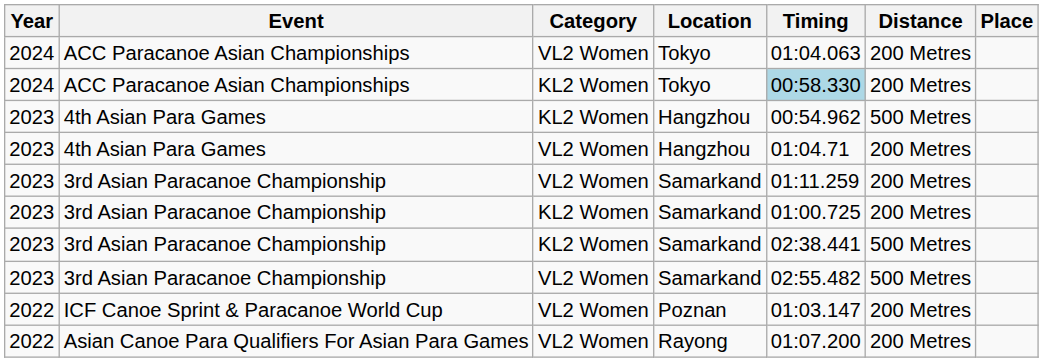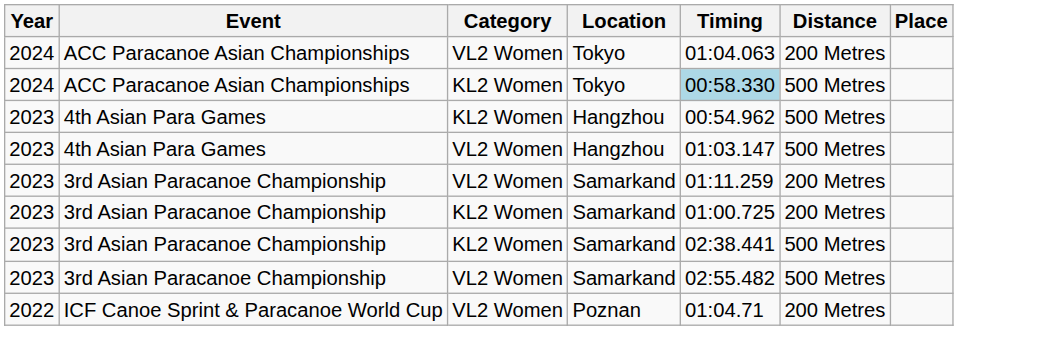(921, 85) 200 Metres -> (835, 85) 500 Metres
(810, 149) 01:04.71 -> (730, 149) 01:03.147
(921, 149) 200 Metres -> (835, 149) 500 Metres
(816, 309) 01:03.147 -> (724, 309) 01:04.71
- row: (296, 341)
